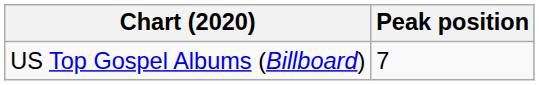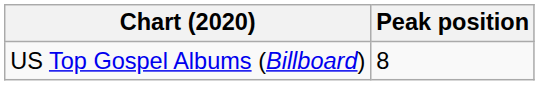(383, 60) 7 -> (383, 60) 8
